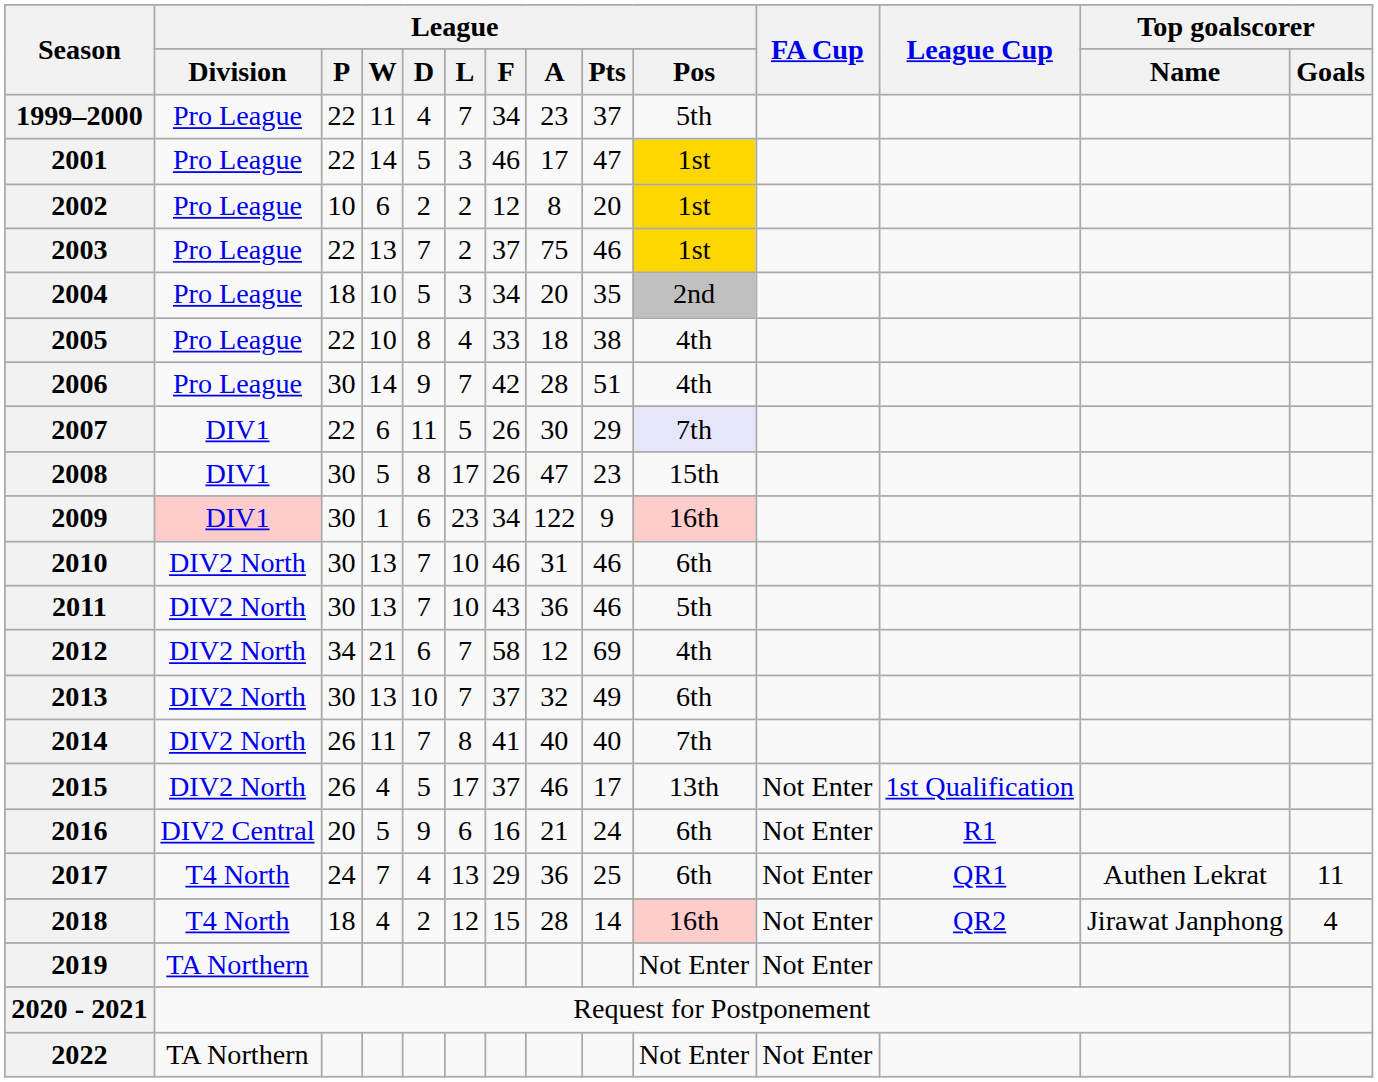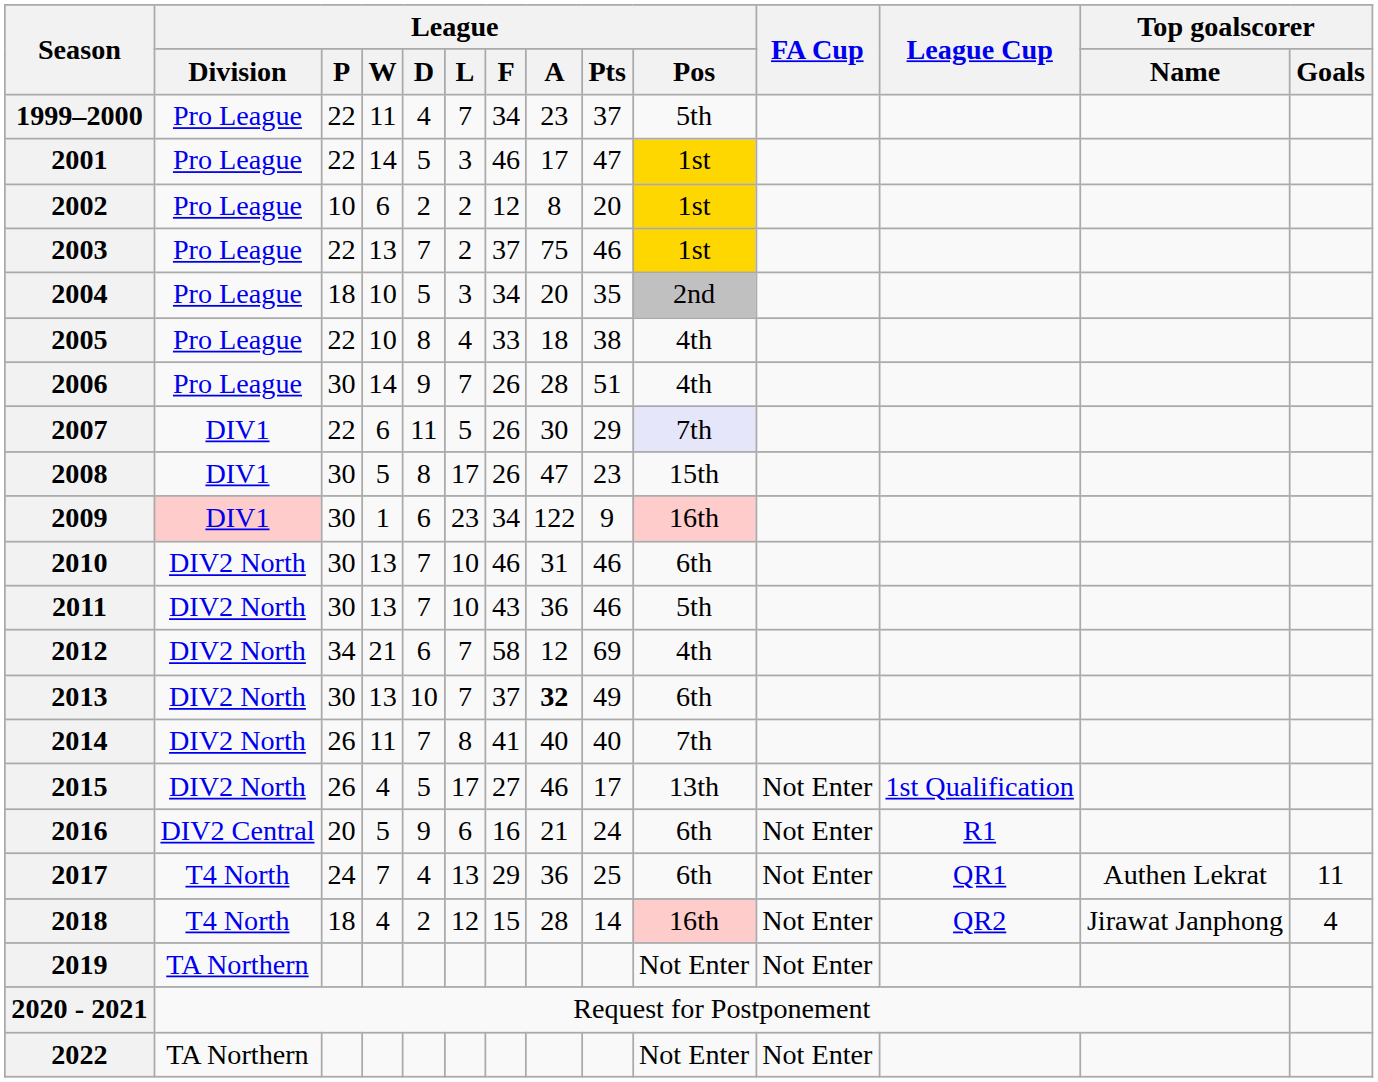(506, 384) 42 -> (506, 384) 26
(554, 696) normal -> (554, 696) bold
(506, 786) 37 -> (506, 786) 27
